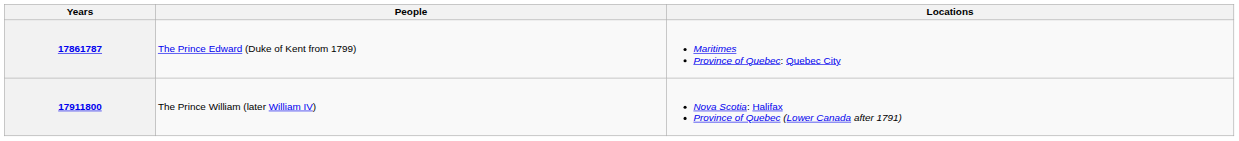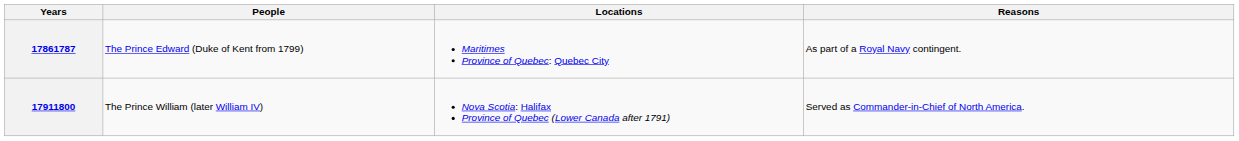+ column: (1019, 12)
